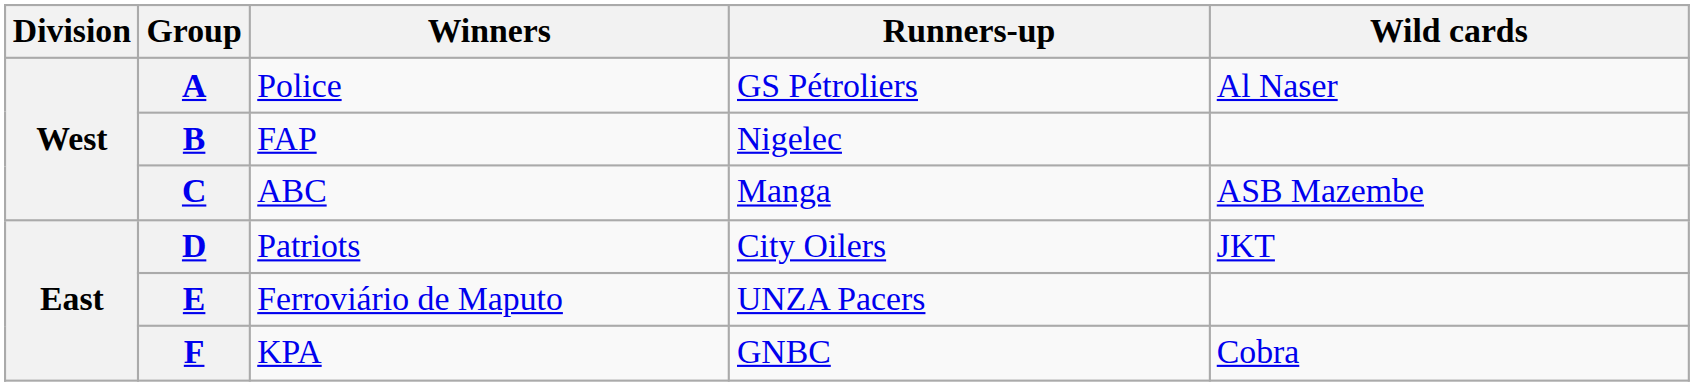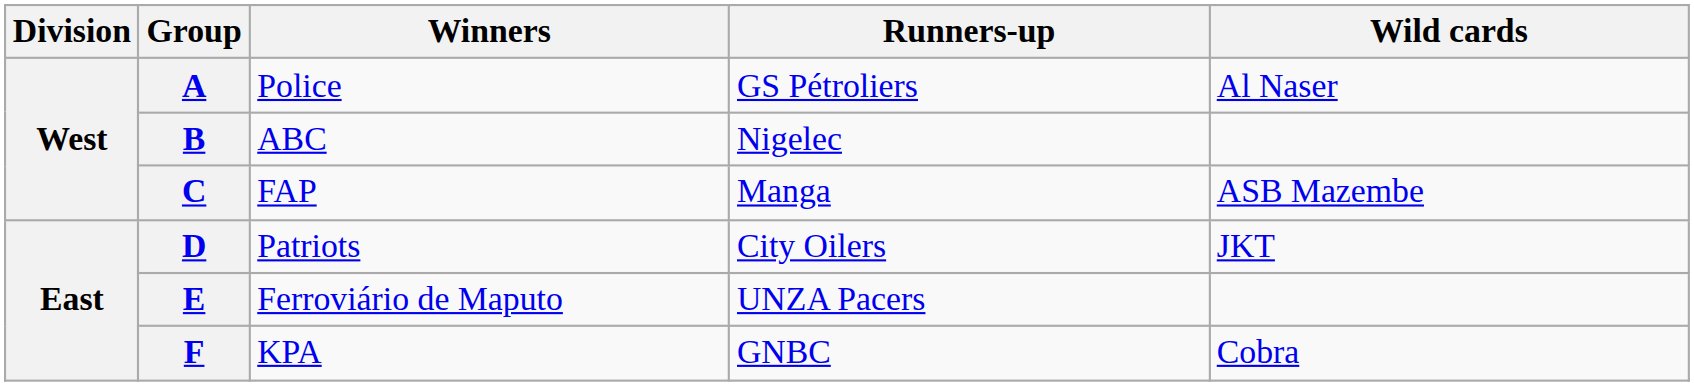(287, 138) FAP -> (292, 138) ABC
(292, 191) ABC -> (287, 191) FAP
